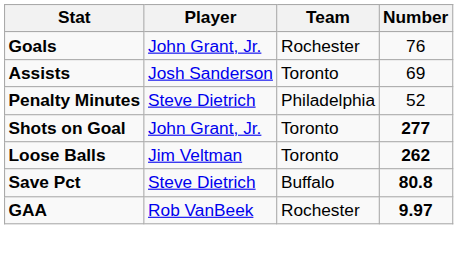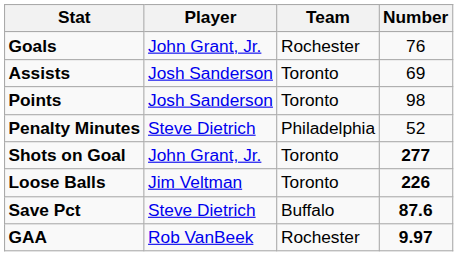+ row: (35, 100)
(416, 155) 262 -> (416, 182) 226
(416, 182) 80.8 -> (416, 210) 87.6
